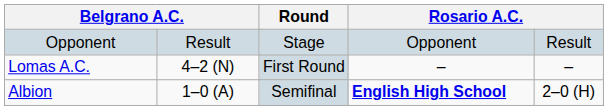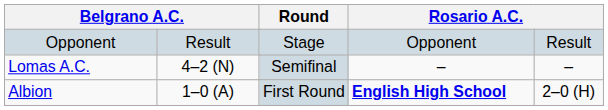(304, 67) First Round -> (304, 67) Semifinal
(304, 92) Semifinal -> (304, 92) First Round
